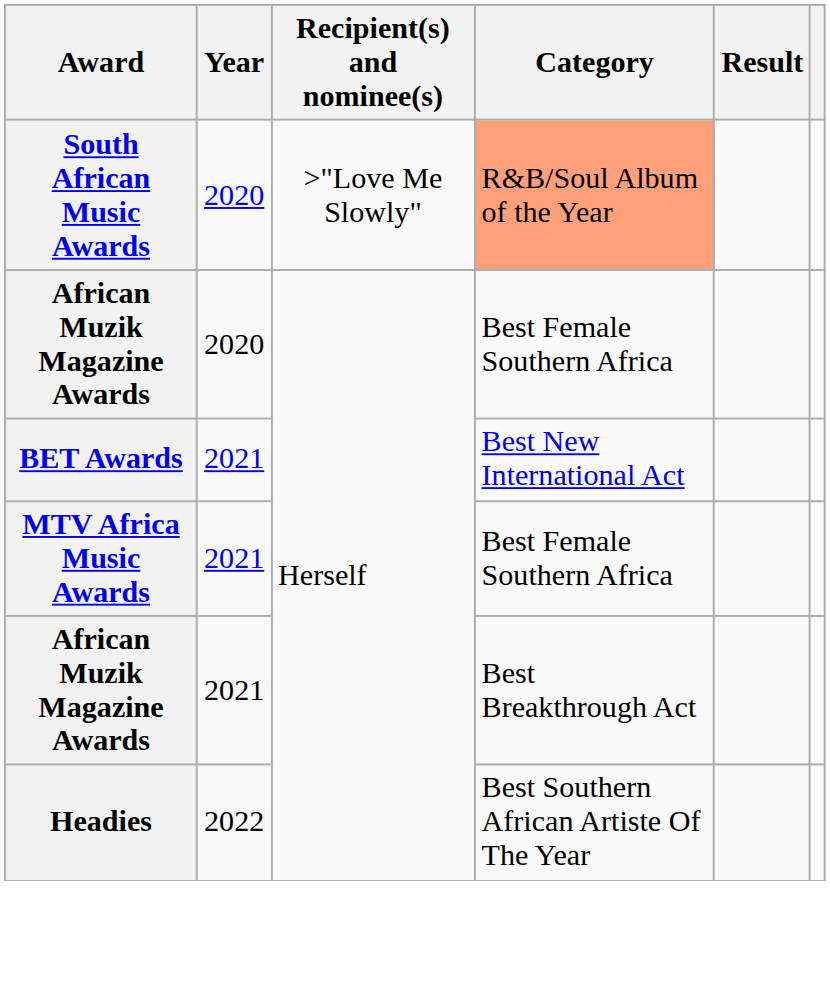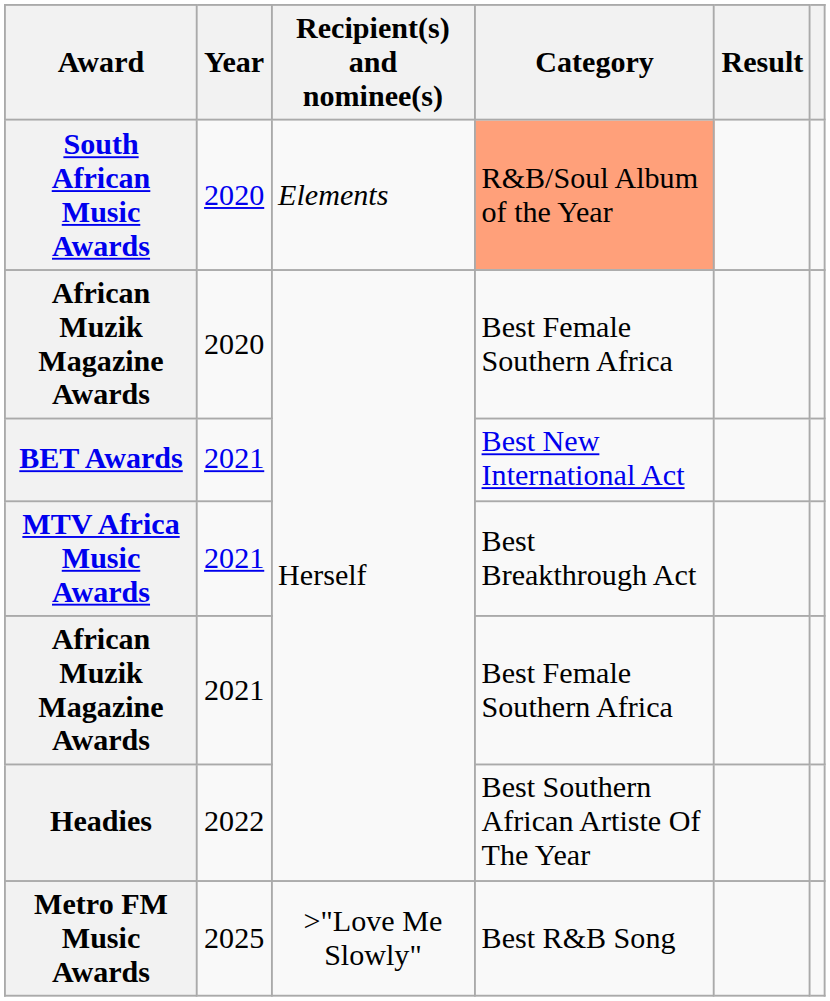(373, 194) >"Love Me Slowly" -> (333, 194) Elements
(577, 557) Best Female Southern Africa -> (589, 557) Best Breakthrough Act
(589, 689) Best Breakthrough Act -> (577, 689) Best Female Southern Africa
+ row: (101, 937)
